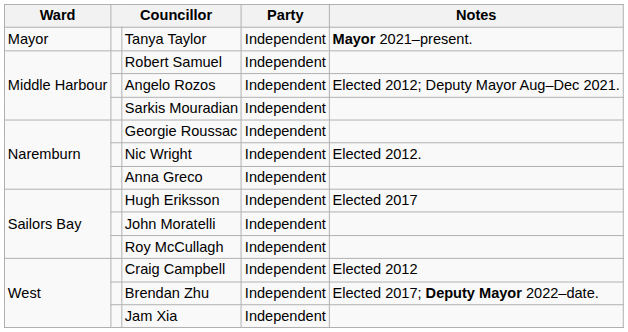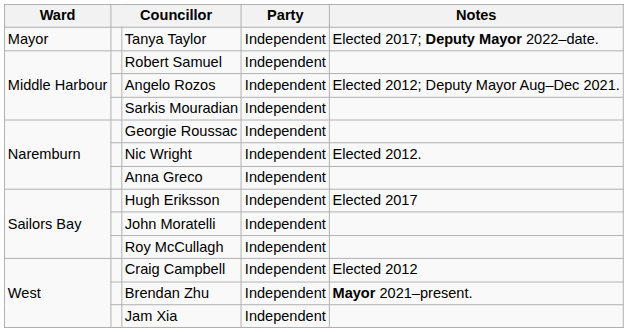(403, 39) Mayor 2021–present. -> (466, 39) Elected 2017; Deputy Mayor 2022–date.
(466, 293) Elected 2017; Deputy Mayor 2022–date. -> (403, 293) Mayor 2021–present.
